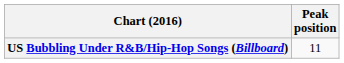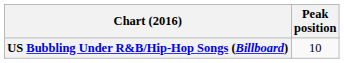(315, 48) 11 -> (315, 48) 10
